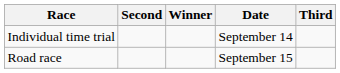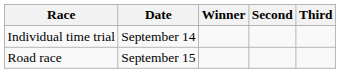columns swapped: (256, 15) <-> (142, 15)
